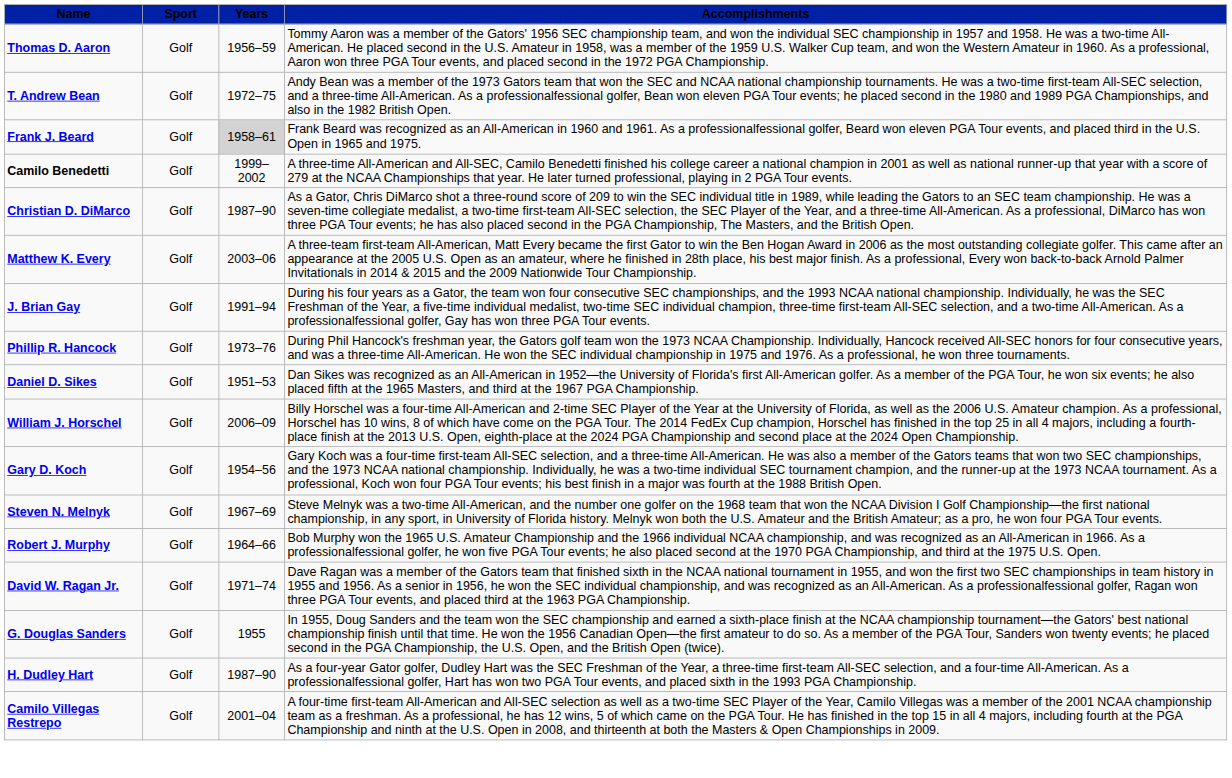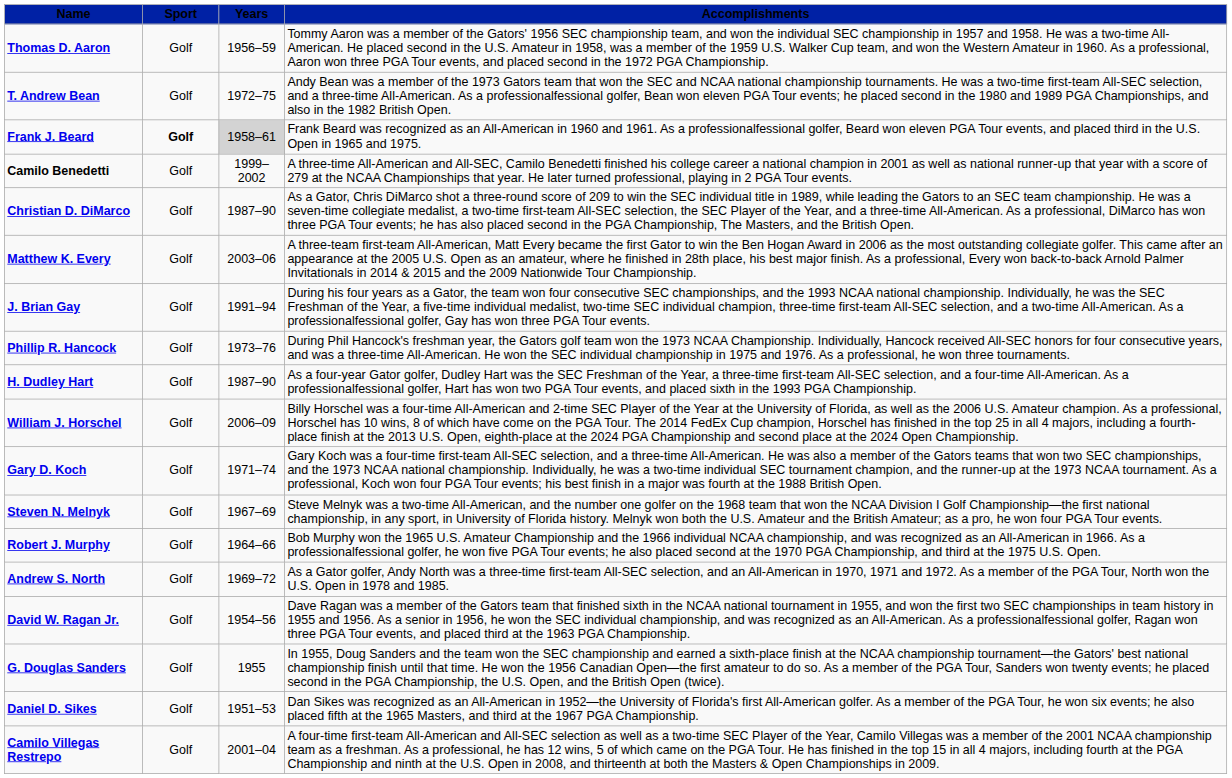(181, 136) normal -> (181, 136) bold
rows swapped: (50, 675) <-> (52, 382)
(252, 470) 1954–56 -> (252, 470) 1971–74
+ row: (56, 579)
(252, 586) 1971–74 -> (252, 620) 1954–56
